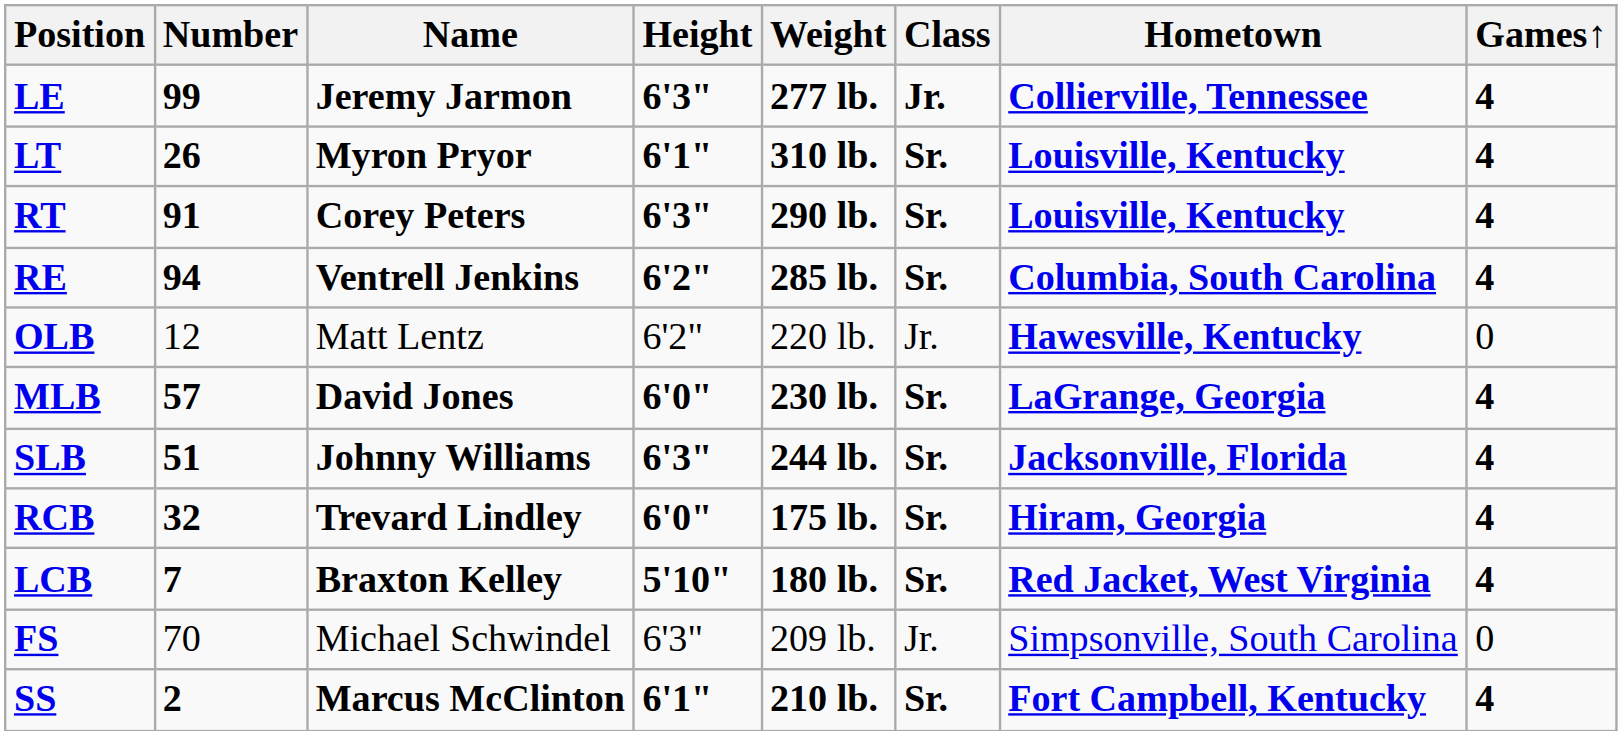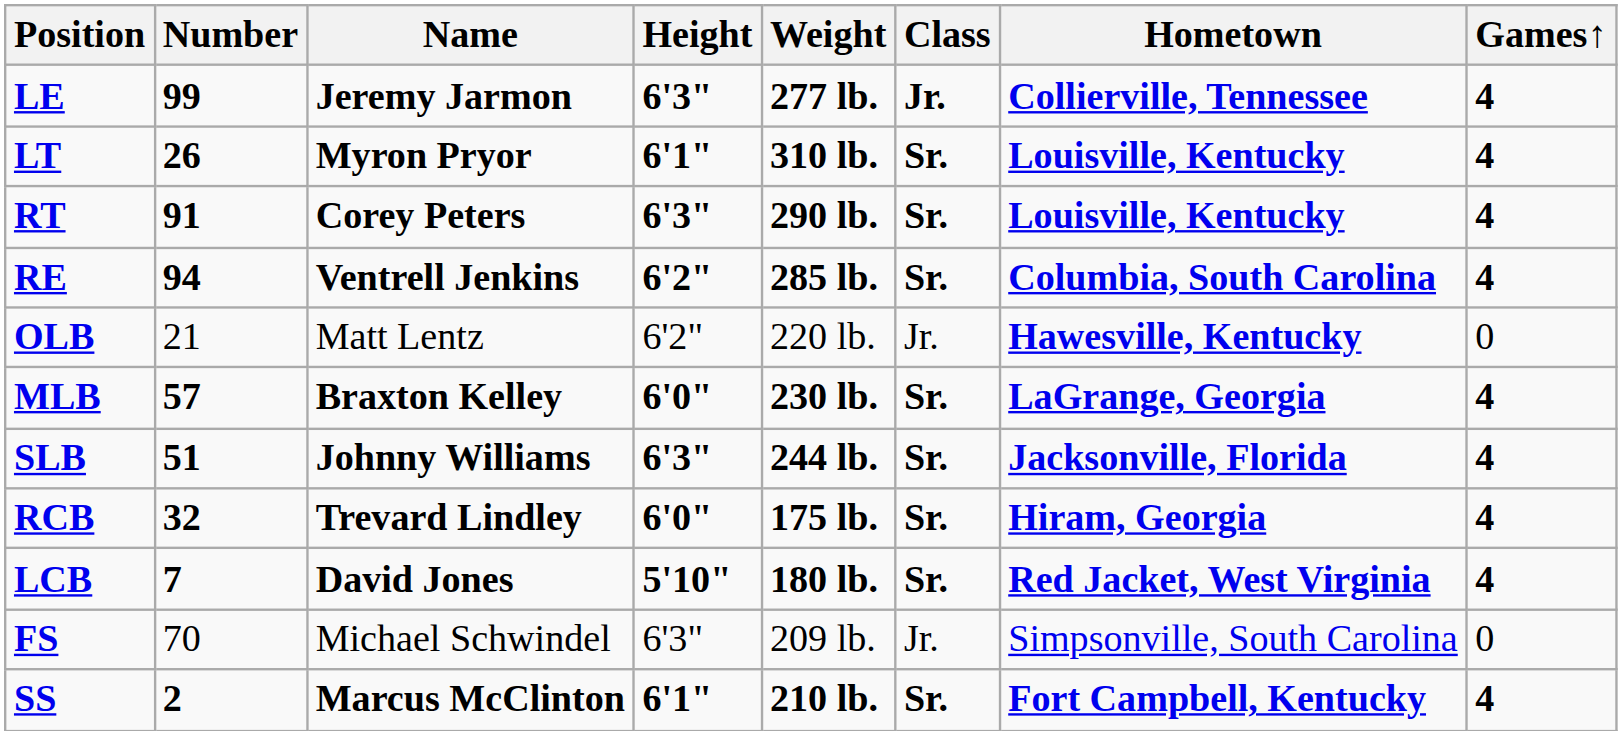(182, 336) 12 -> (182, 336) 21
(415, 397) David Jones -> (439, 397) Braxton Kelley
(439, 578) Braxton Kelley -> (415, 578) David Jones
